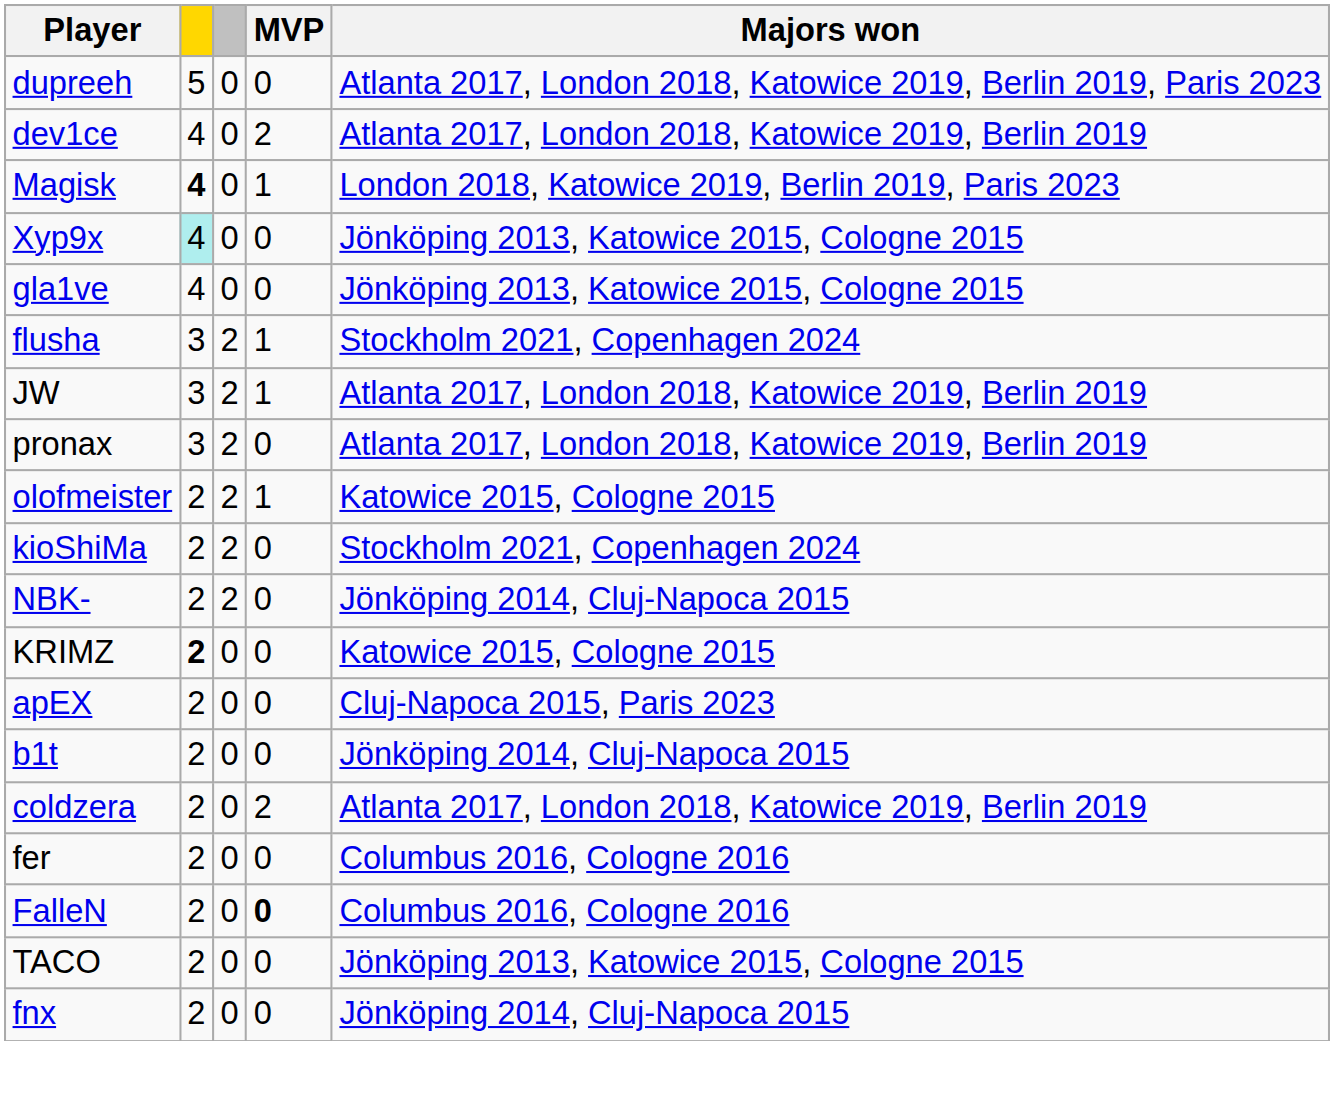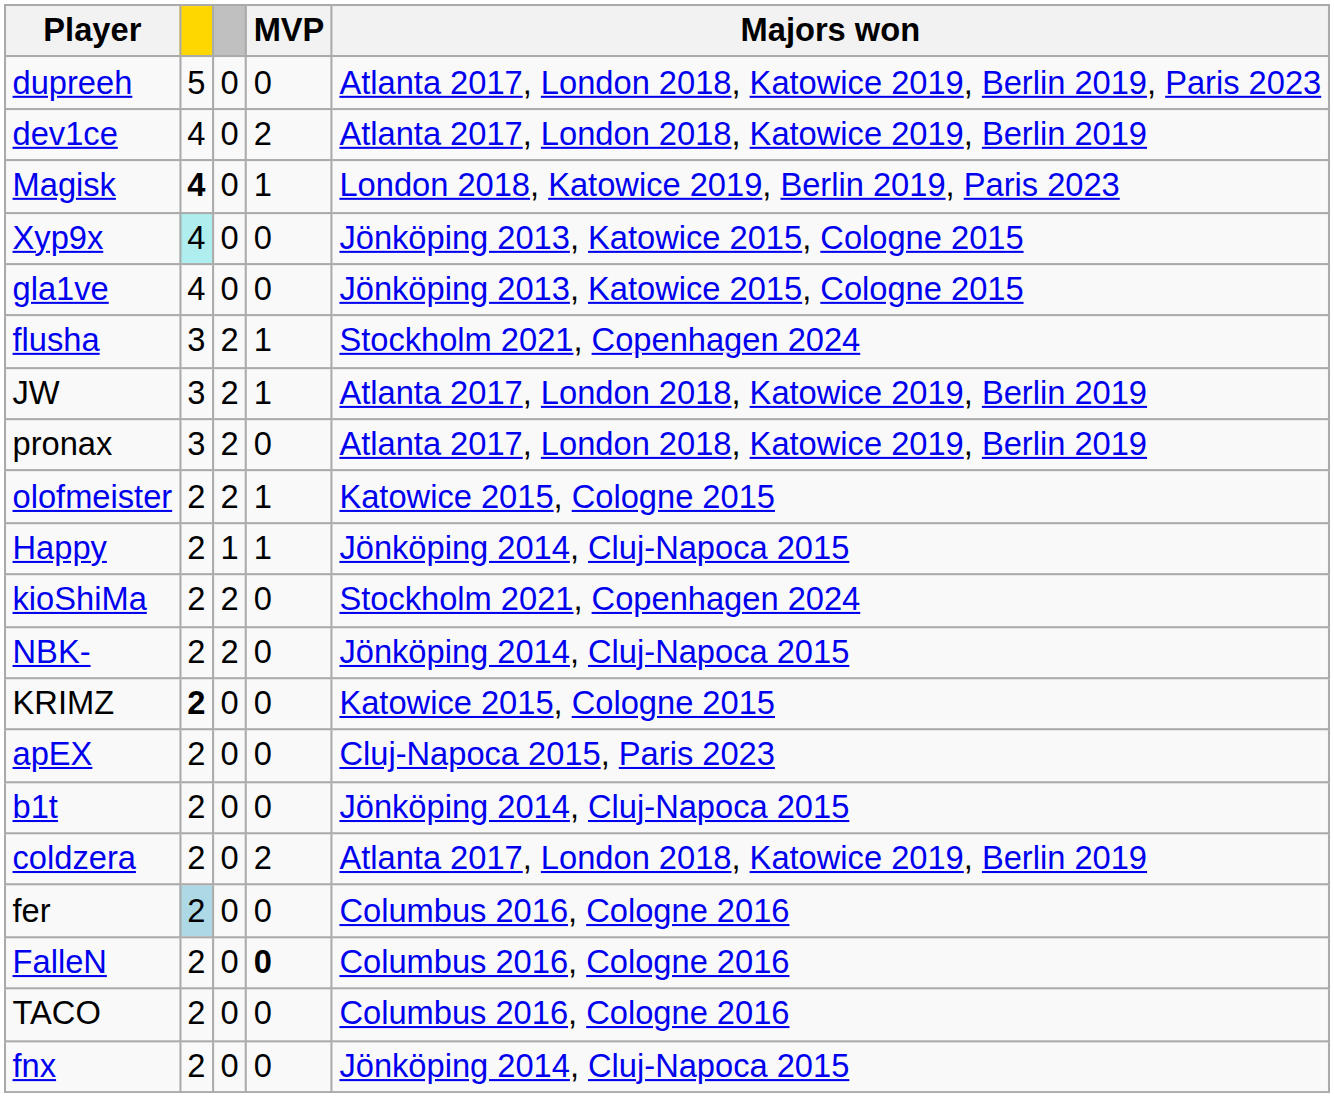+ row: (60, 548)
(196, 858) no background -> (196, 910) lightblue background
(682, 962) Jönköping 2013, Katowice 2015, Cologne 2015 -> (564, 1013) Columbus 2016, Cologne 2016
